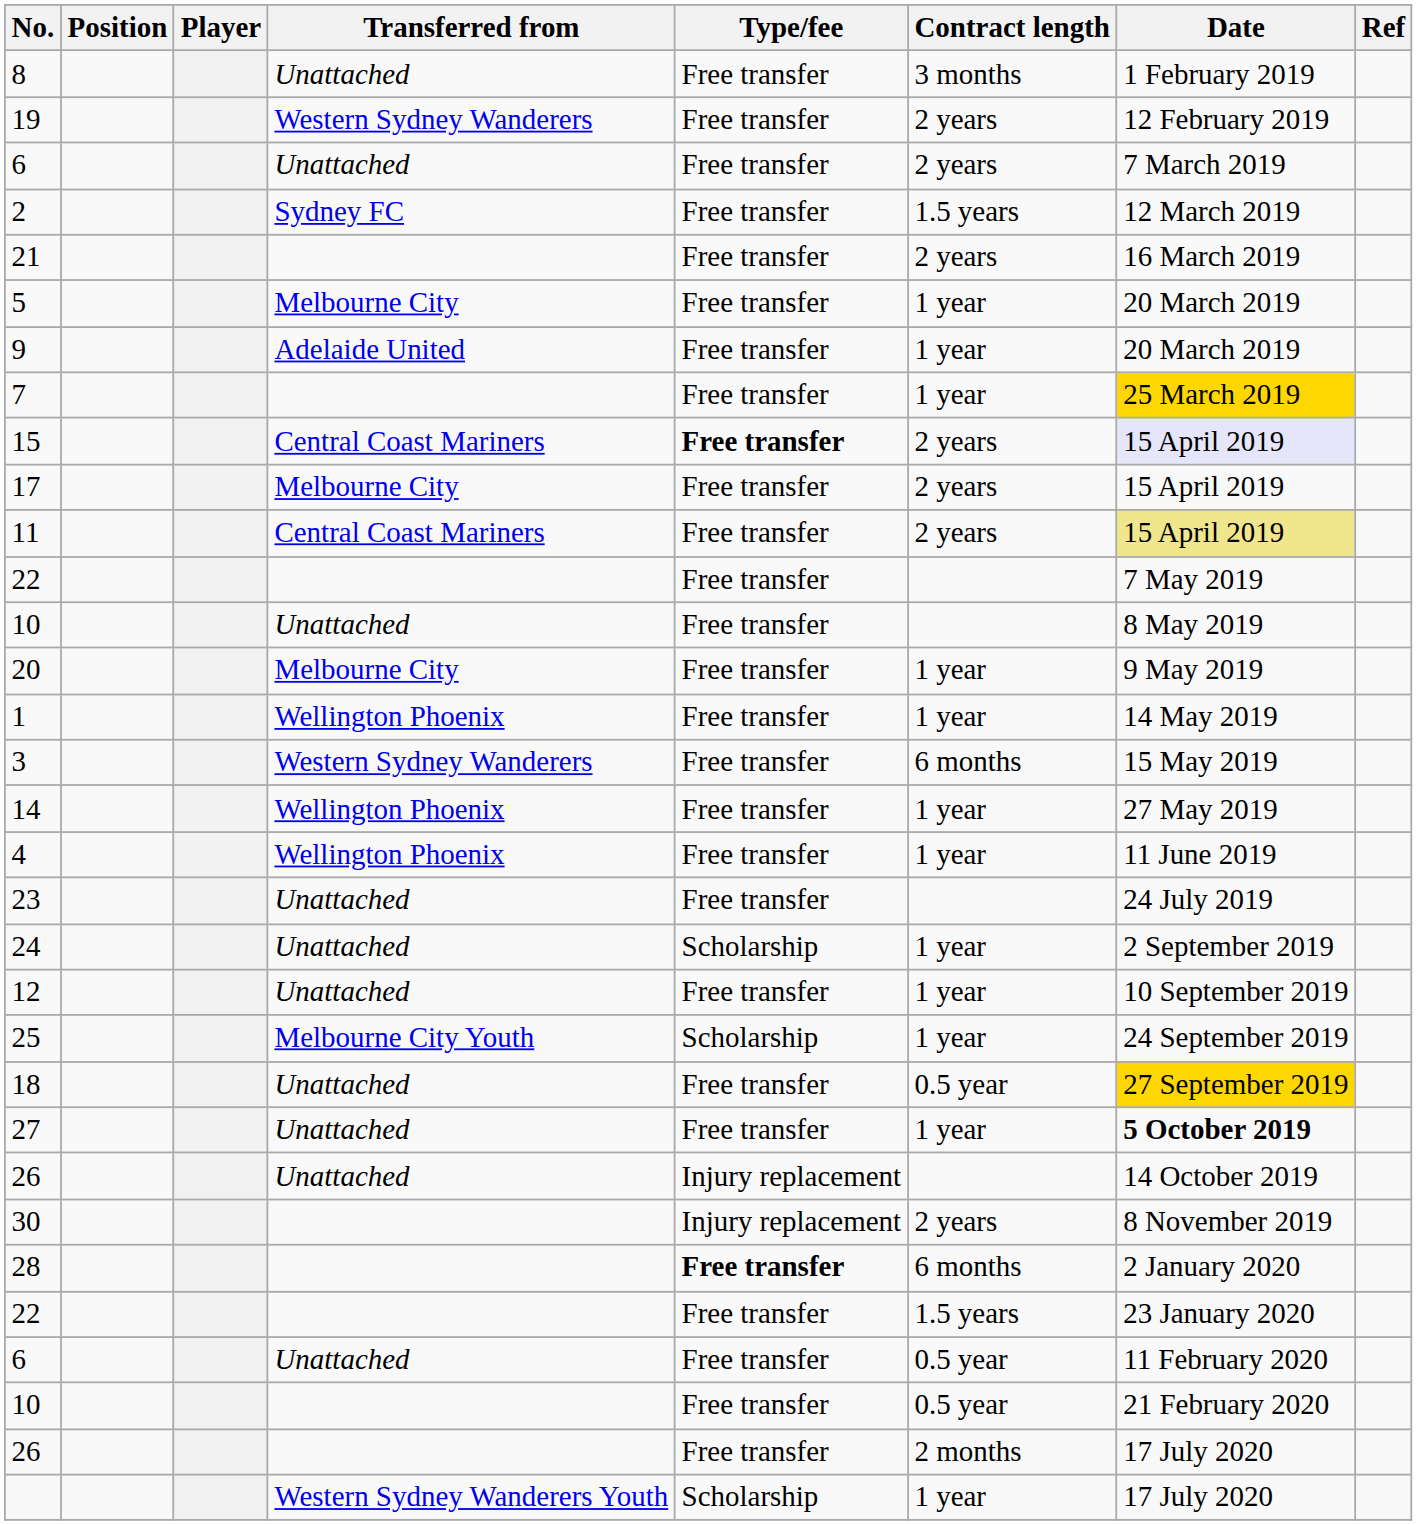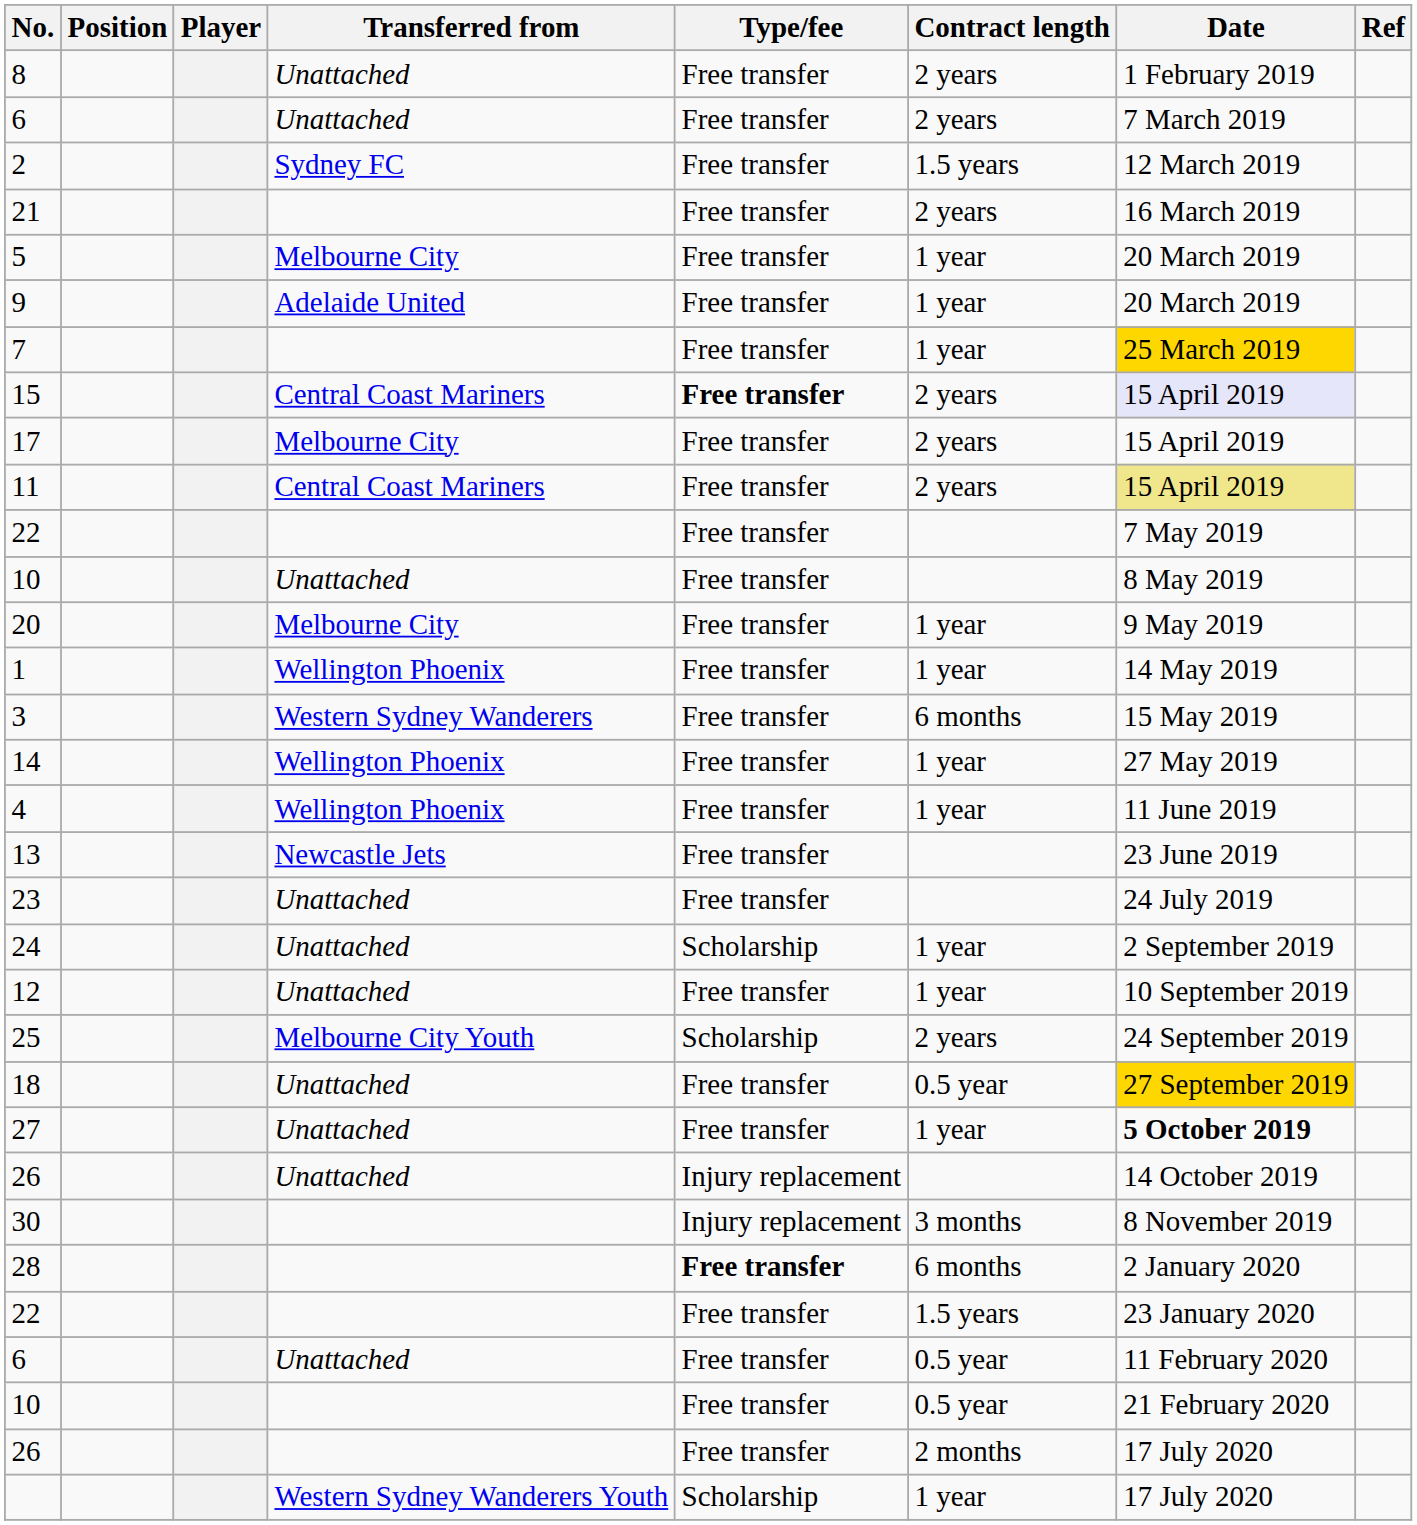(968, 73) 3 months -> (956, 73) 2 years
- row: (26, 119)
+ row: (26, 854)
(950, 1037) 1 year -> (956, 1037) 2 years
(956, 1221) 2 years -> (968, 1221) 3 months
